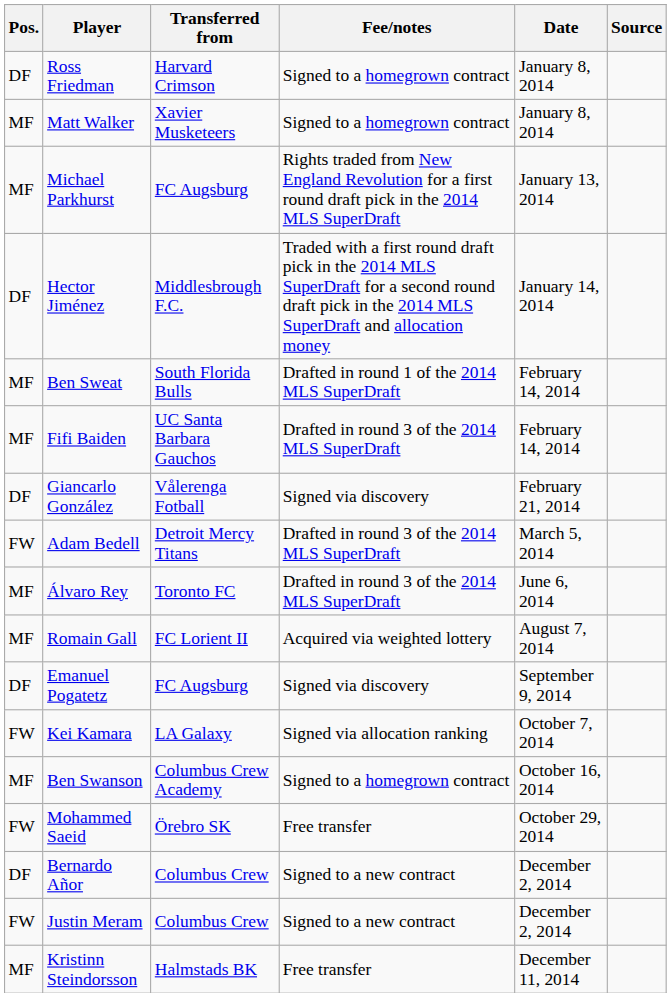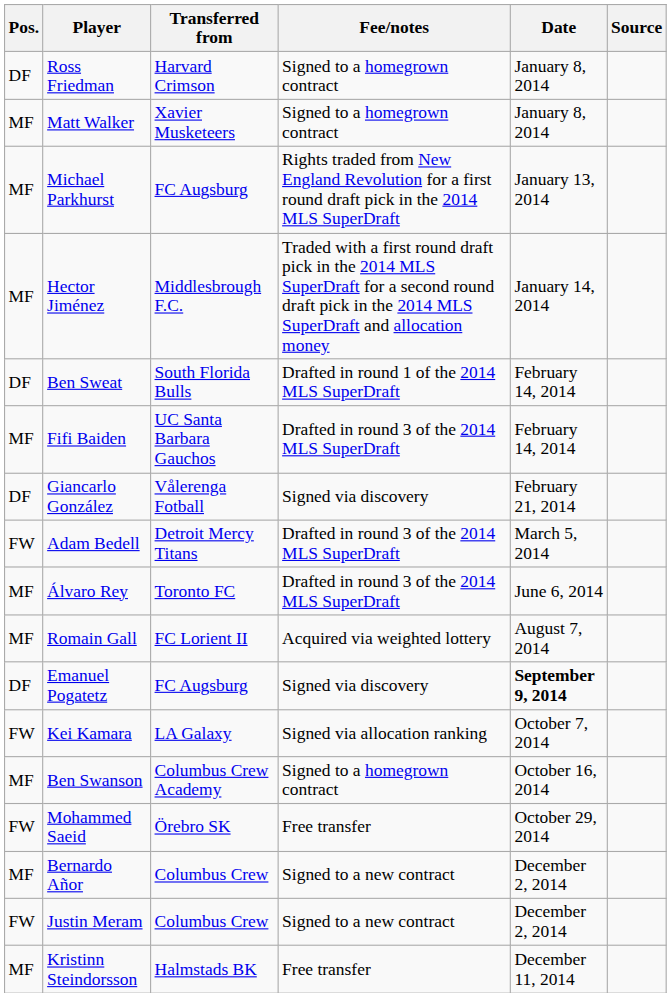(20, 295) DF -> (21, 295) MF
(21, 382) MF -> (20, 382) DF
(556, 685) normal -> (554, 685) bold
(20, 874) DF -> (21, 874) MF
